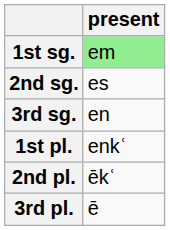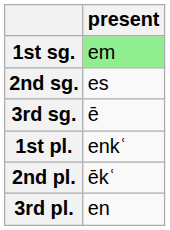(99, 114) en -> (93, 114) ē
(93, 209) ē -> (99, 209) en
